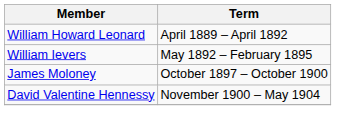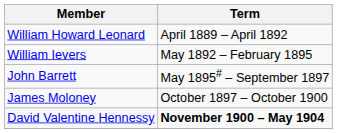+ row: (42, 76)
(240, 94) normal -> (242, 118) bold
